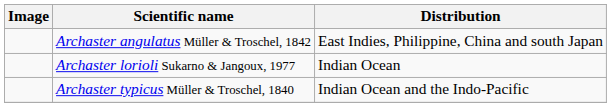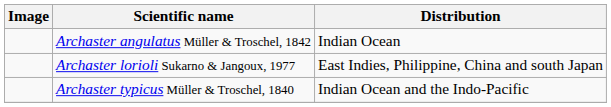(461, 41) East Indies, Philippine, China and south Japan -> (359, 41) Indian Ocean
(359, 65) Indian Ocean -> (461, 65) East Indies, Philippine, China and south Japan
